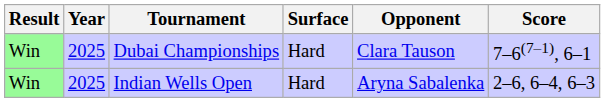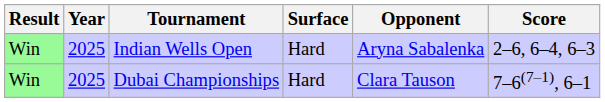rows swapped: (196, 51) <-> (183, 83)
